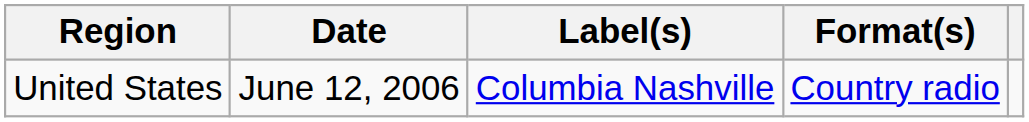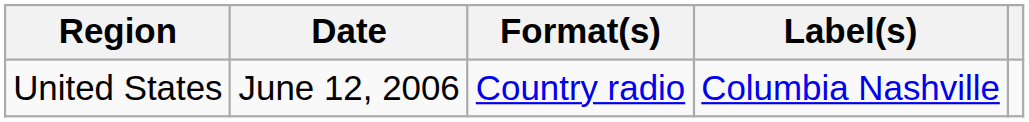columns swapped: (895, 32) <-> (625, 32)
